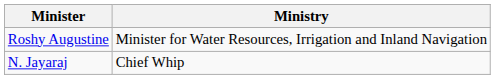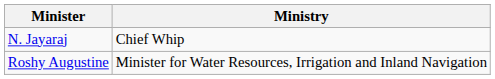rows swapped: (58, 39) <-> (38, 62)
